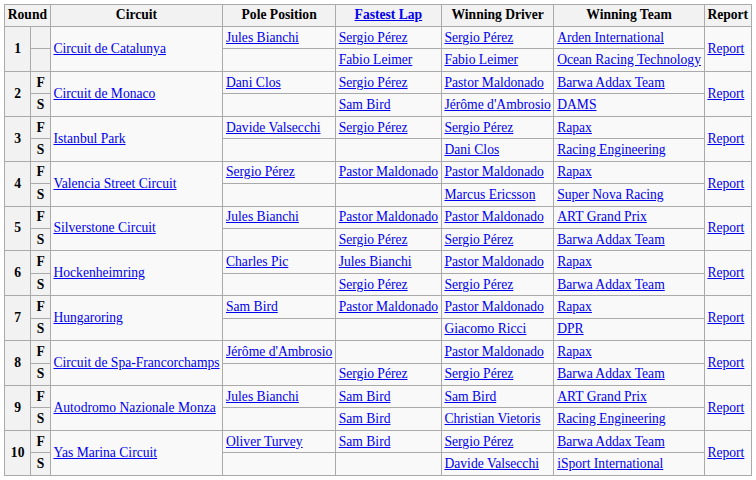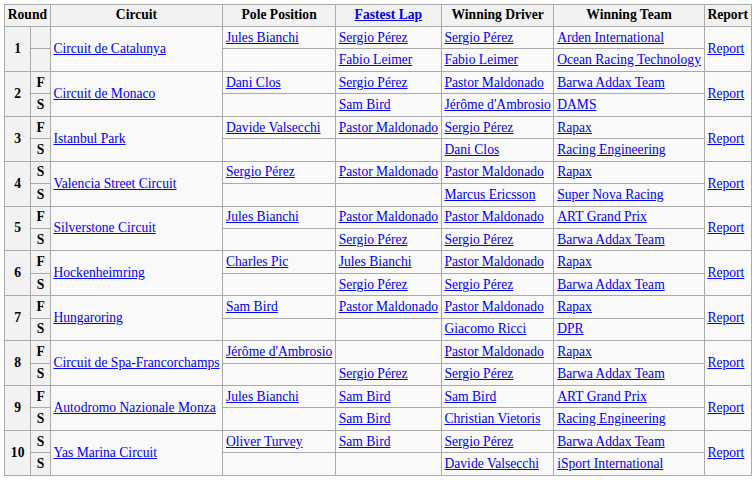(373, 127) Sergio Pérez -> (388, 127) Pastor Maldonado
(41, 172) F -> (41, 172) S
(41, 441) F -> (41, 441) S
